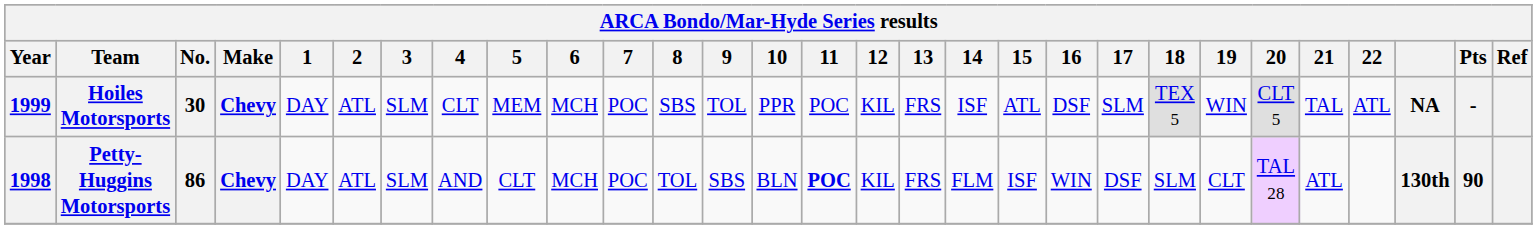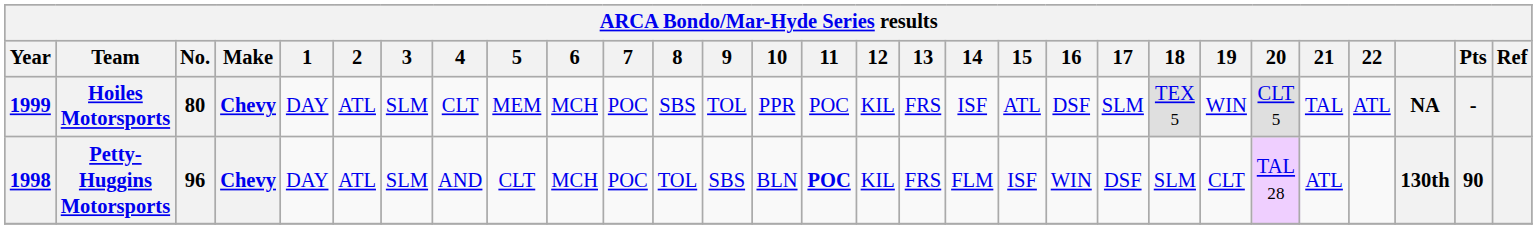(195, 106) 30 -> (195, 106) 80
(195, 180) 86 -> (195, 180) 96
